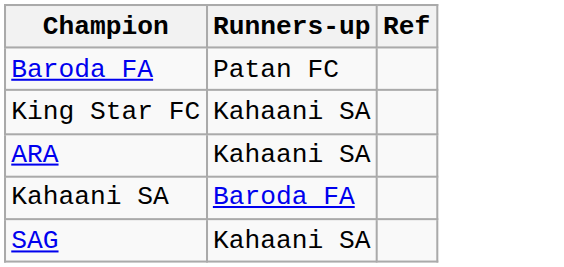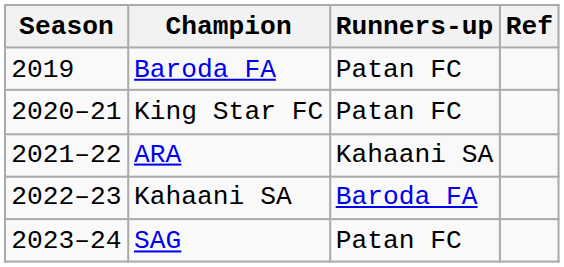+ column: (66, 26)
(292, 112) Kahaani SA -> (399, 112) Patan FC
(292, 240) Kahaani SA -> (399, 240) Patan FC
